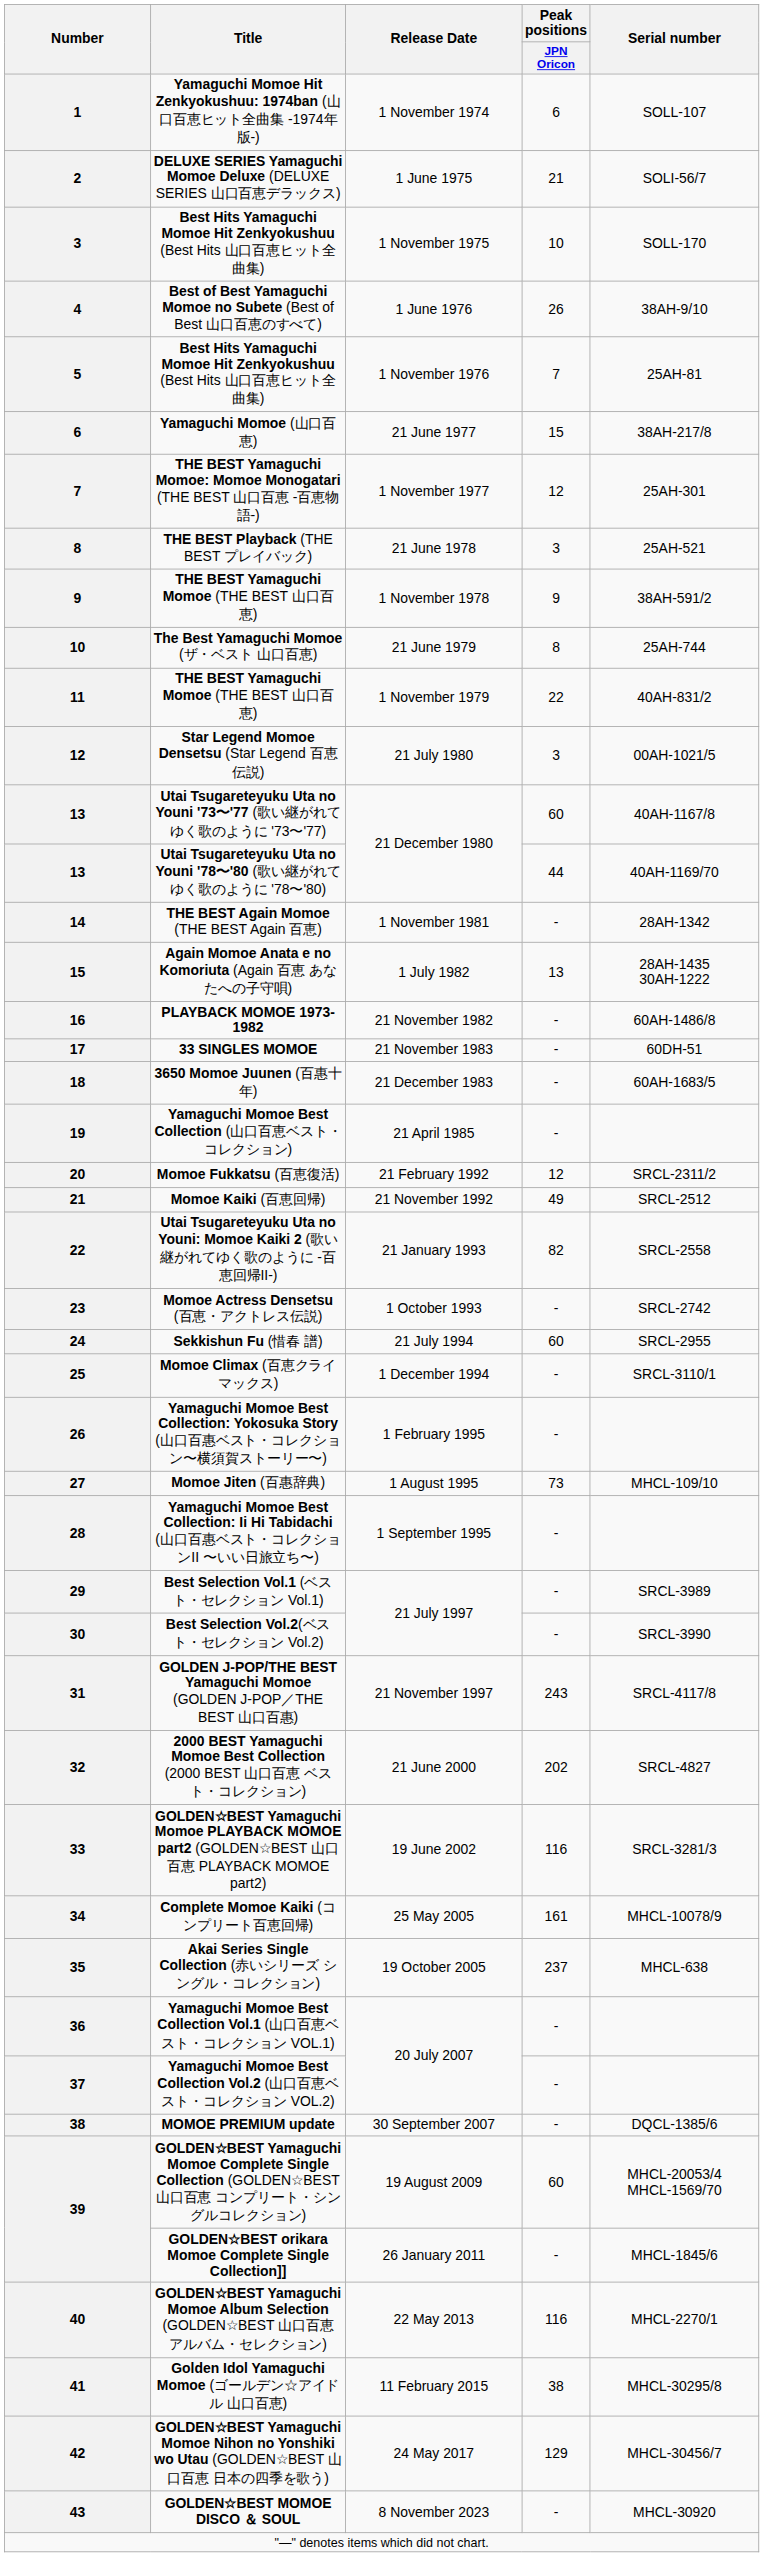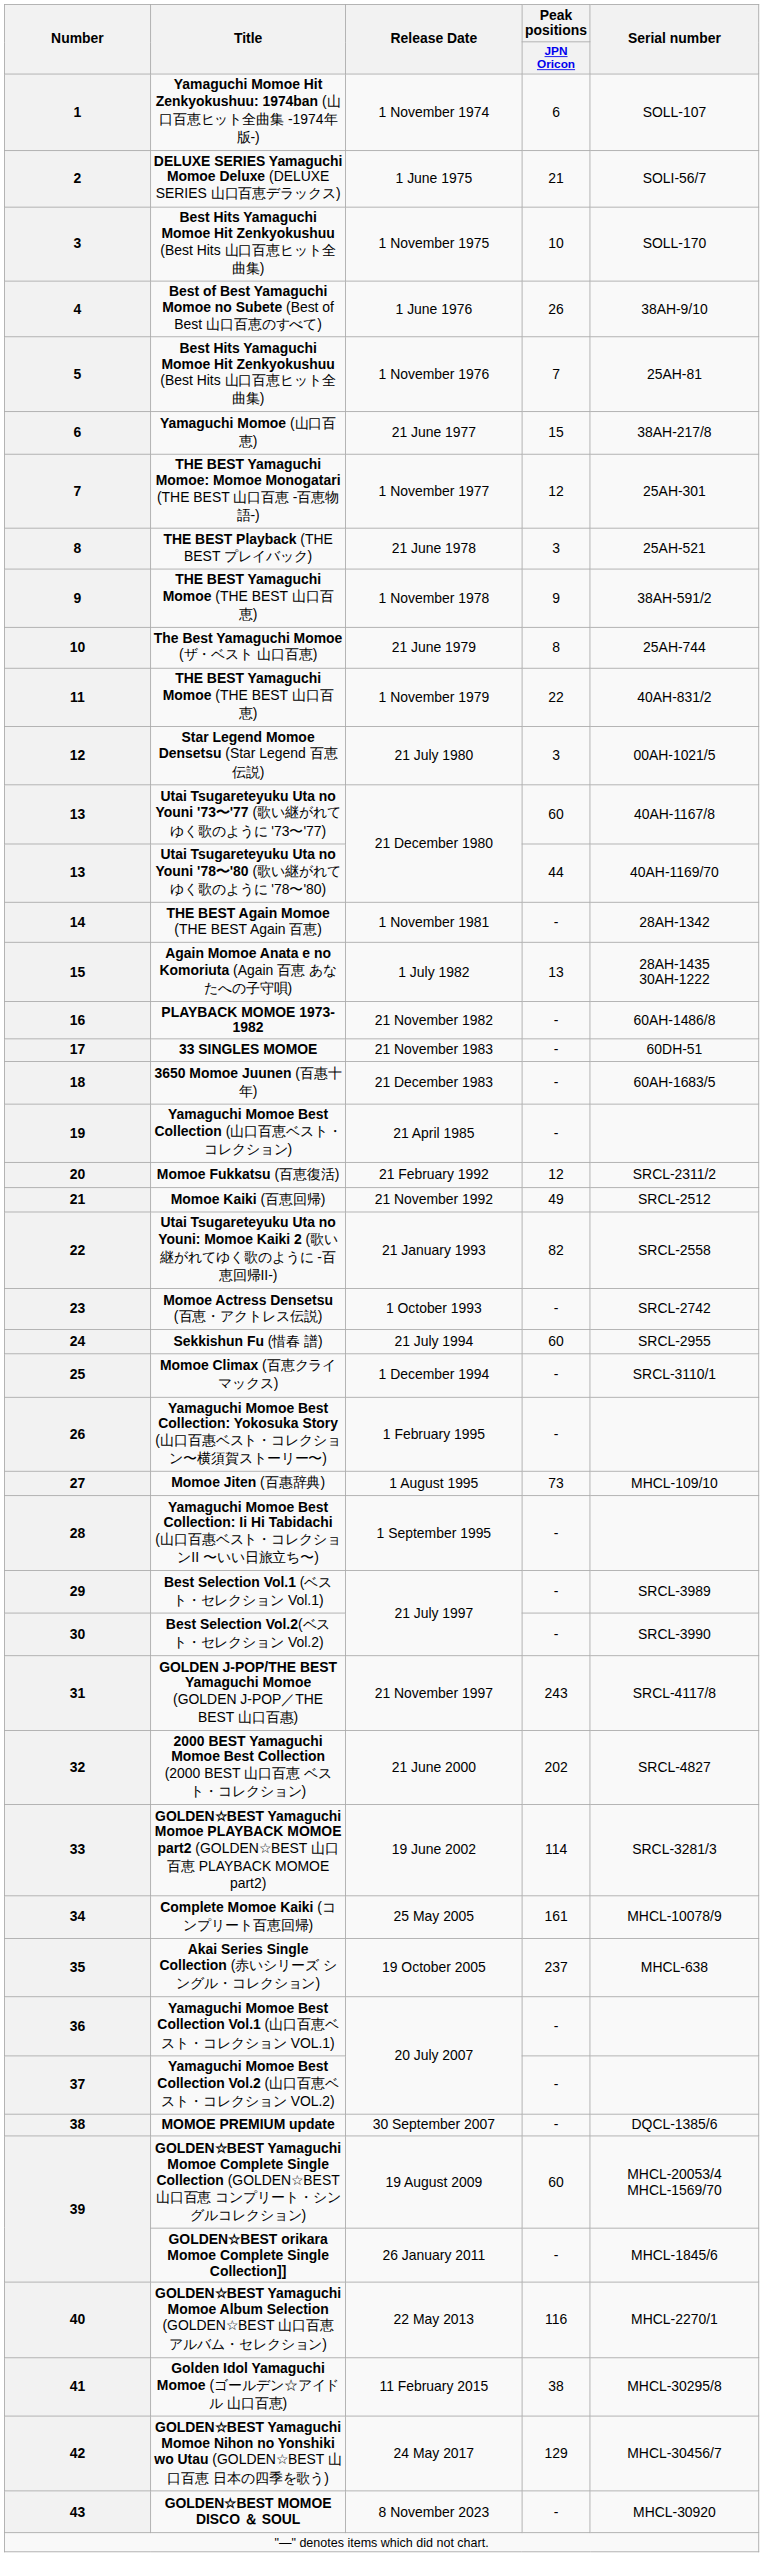(556, 1850) 116 -> (556, 1850) 114
